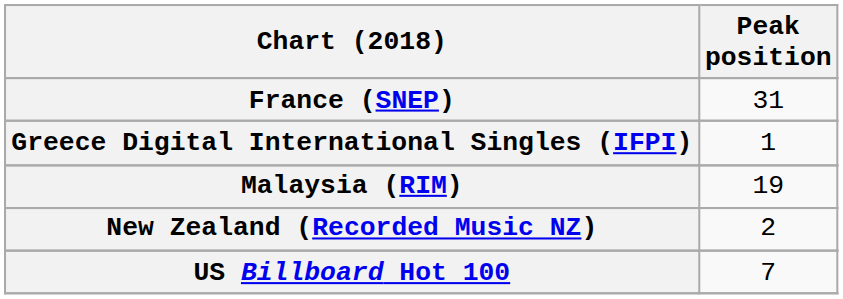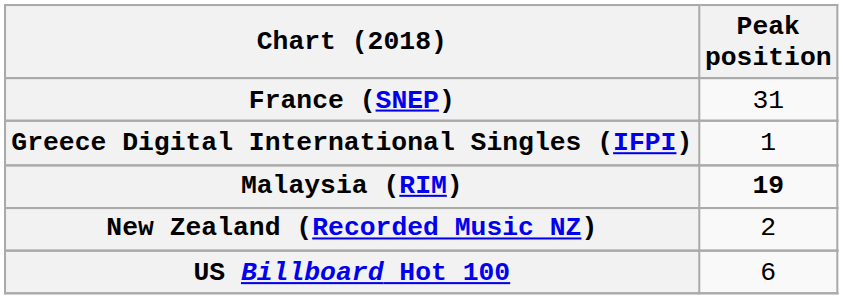(768, 186) normal -> (768, 186) bold
(768, 272) 7 -> (768, 272) 6
